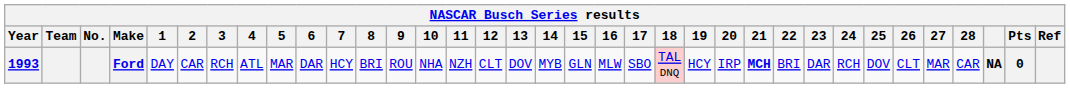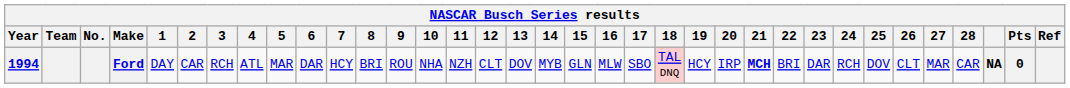(23, 65) 1993 -> (23, 65) 1994
